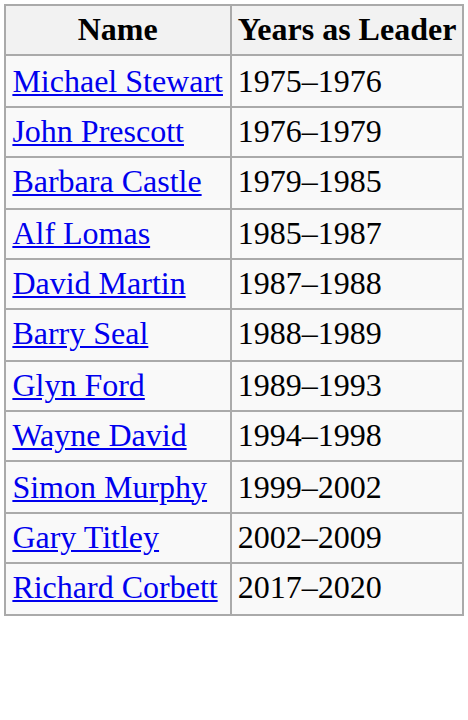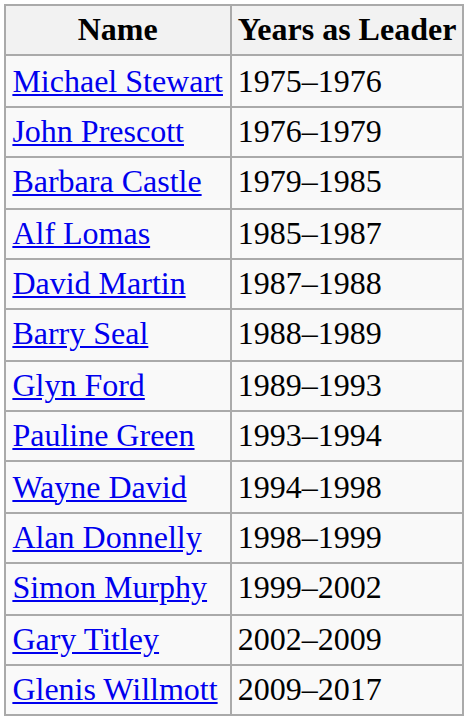+ row: (103, 435)
+ row: (107, 537)
+ row: (115, 689)
- row: (115, 588)
